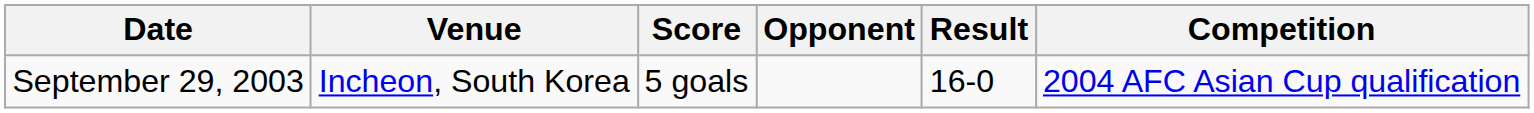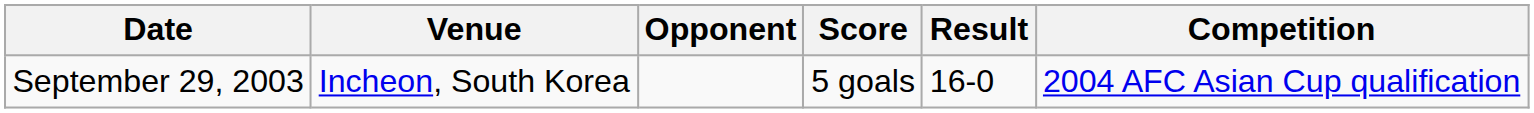columns swapped: (839, 30) <-> (696, 30)
